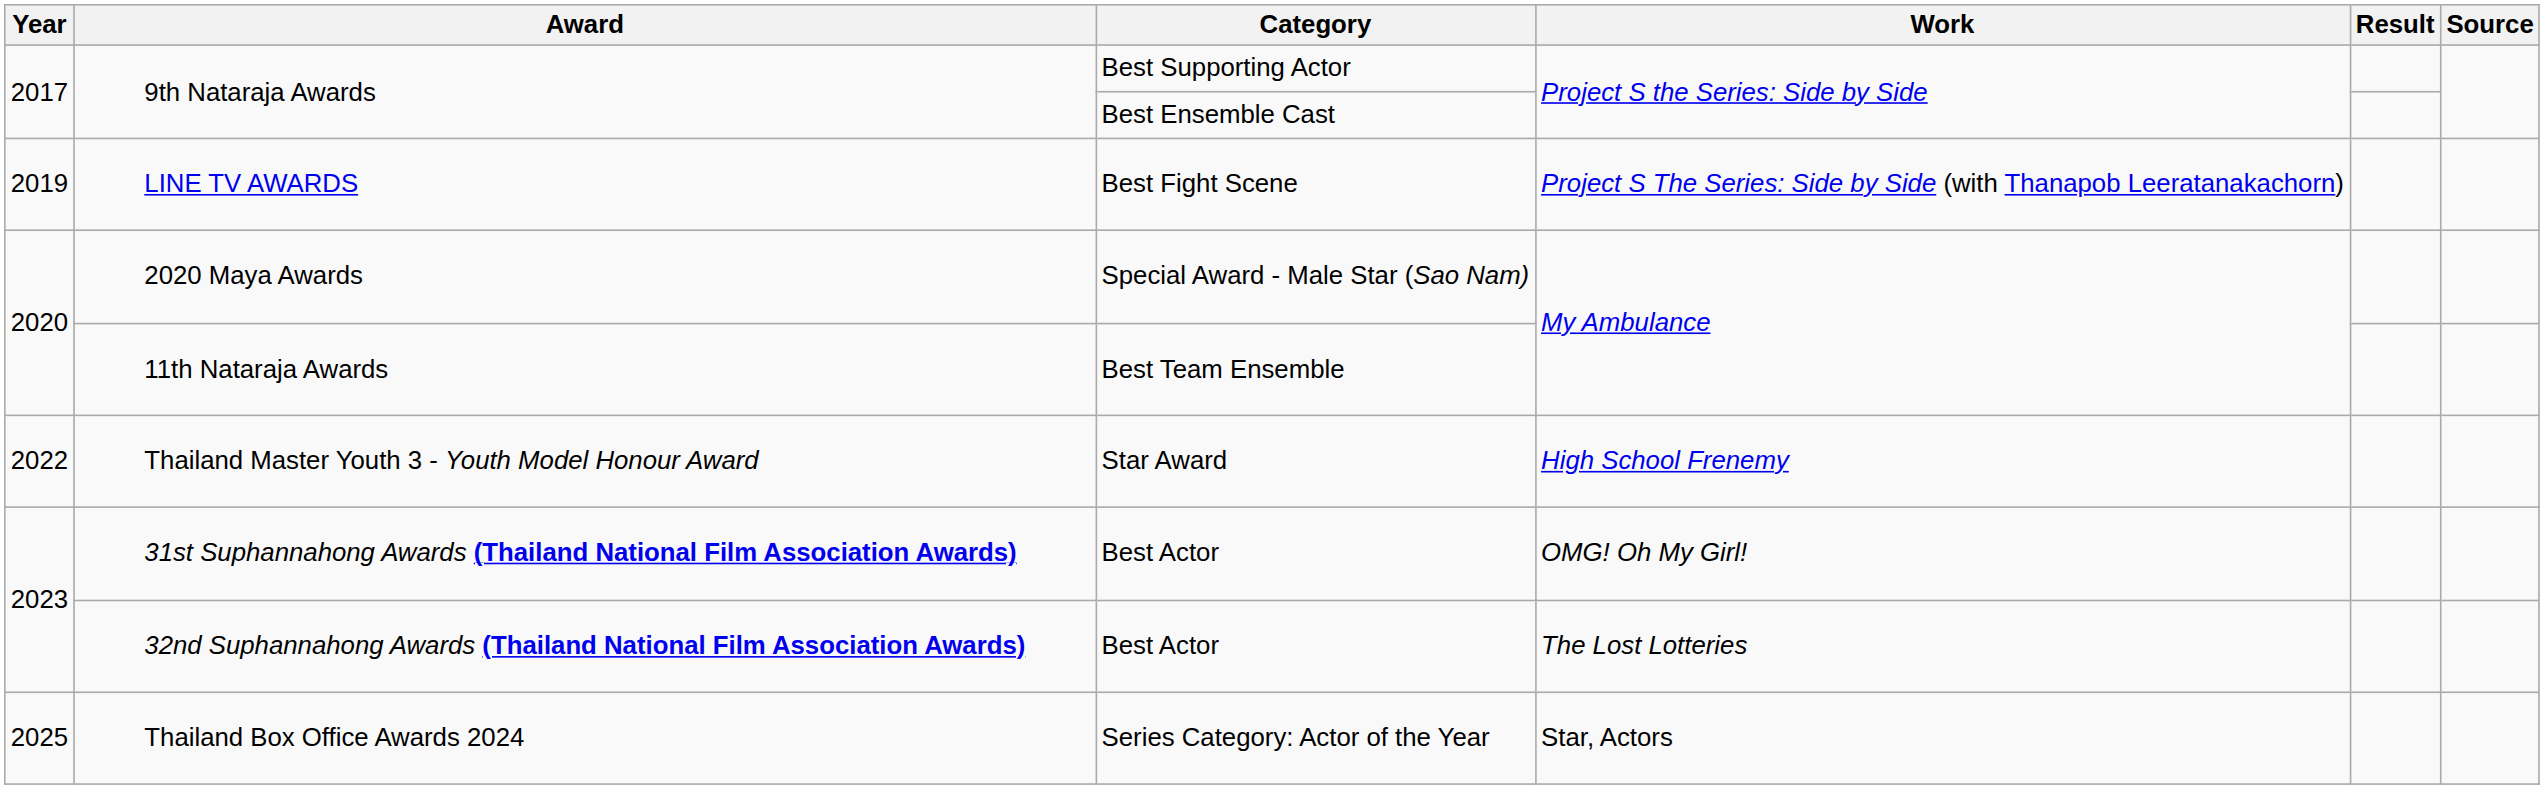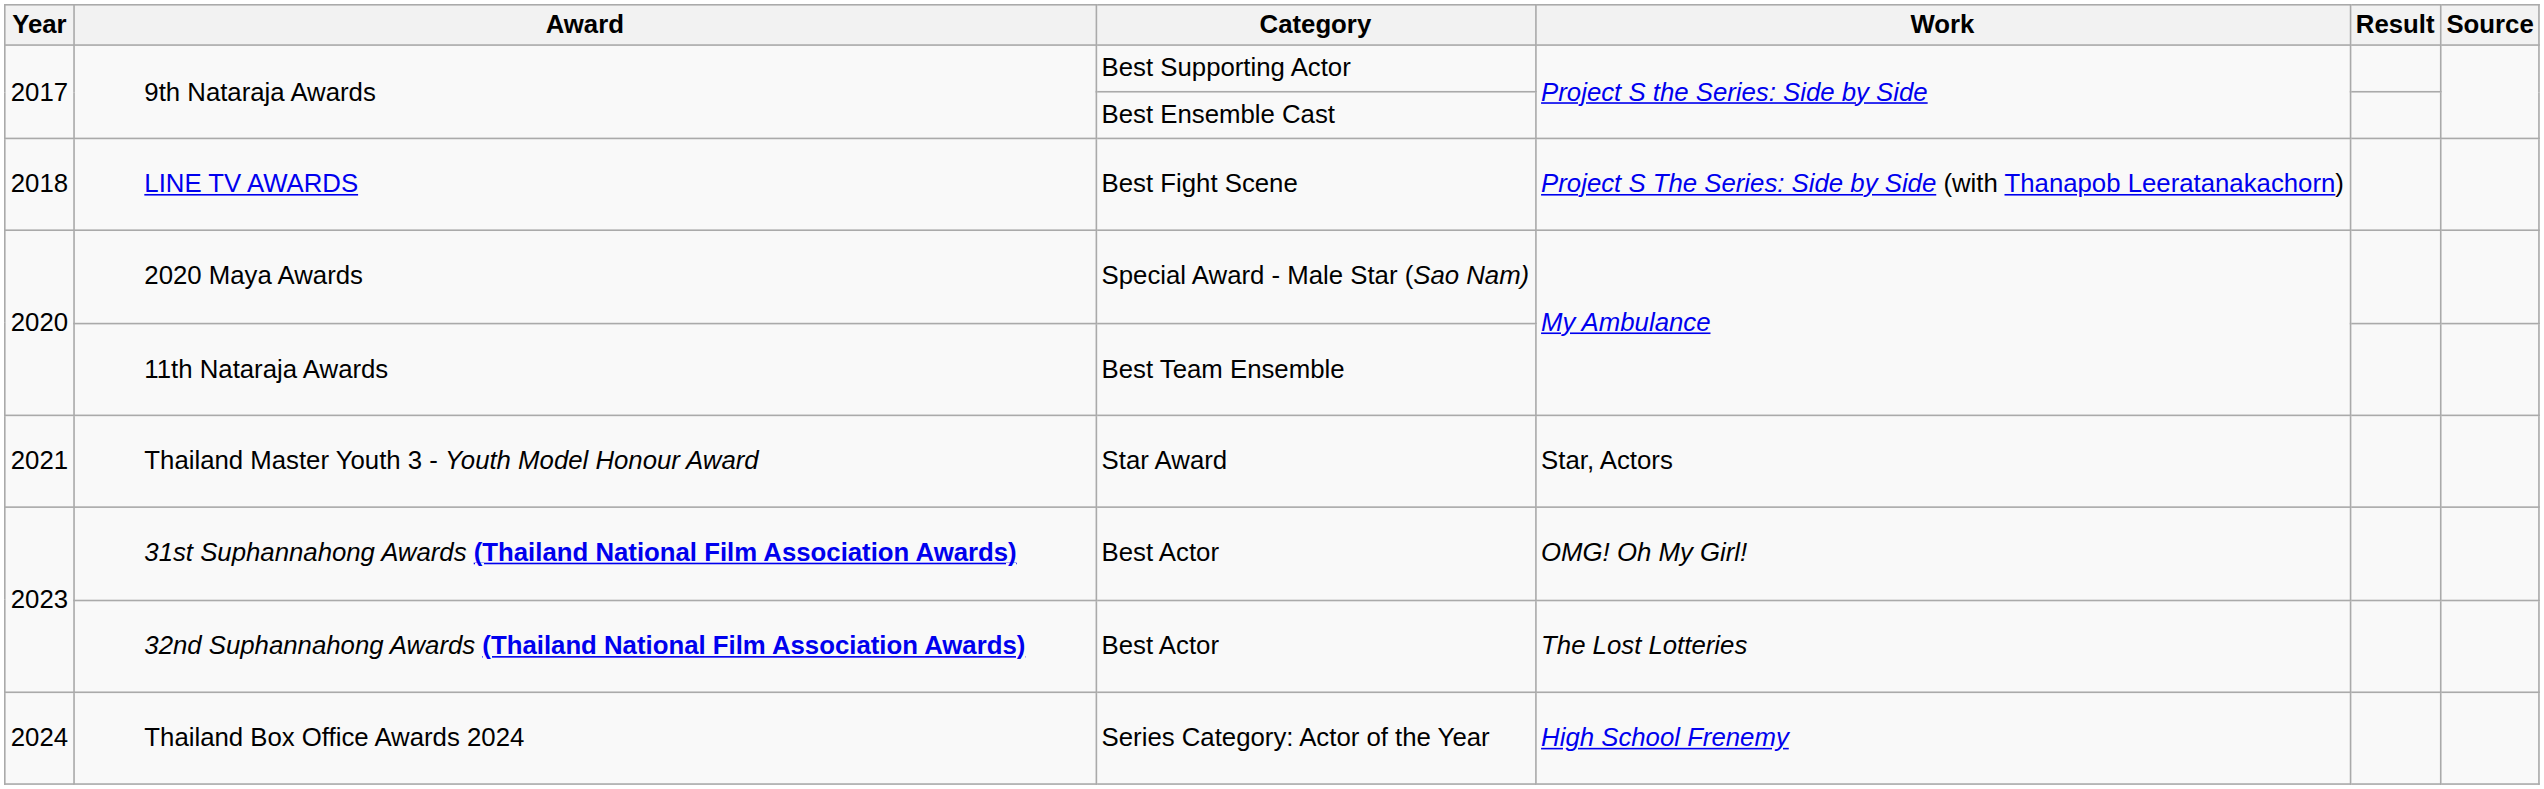(39, 183) 2019 -> (39, 183) 2018
(39, 461) 2022 -> (39, 461) 2021
(1665, 461) High School Frenemy -> (1607, 461) Star, Actors
(39, 738) 2025 -> (39, 738) 2024
(1607, 738) Star, Actors -> (1665, 738) High School Frenemy
